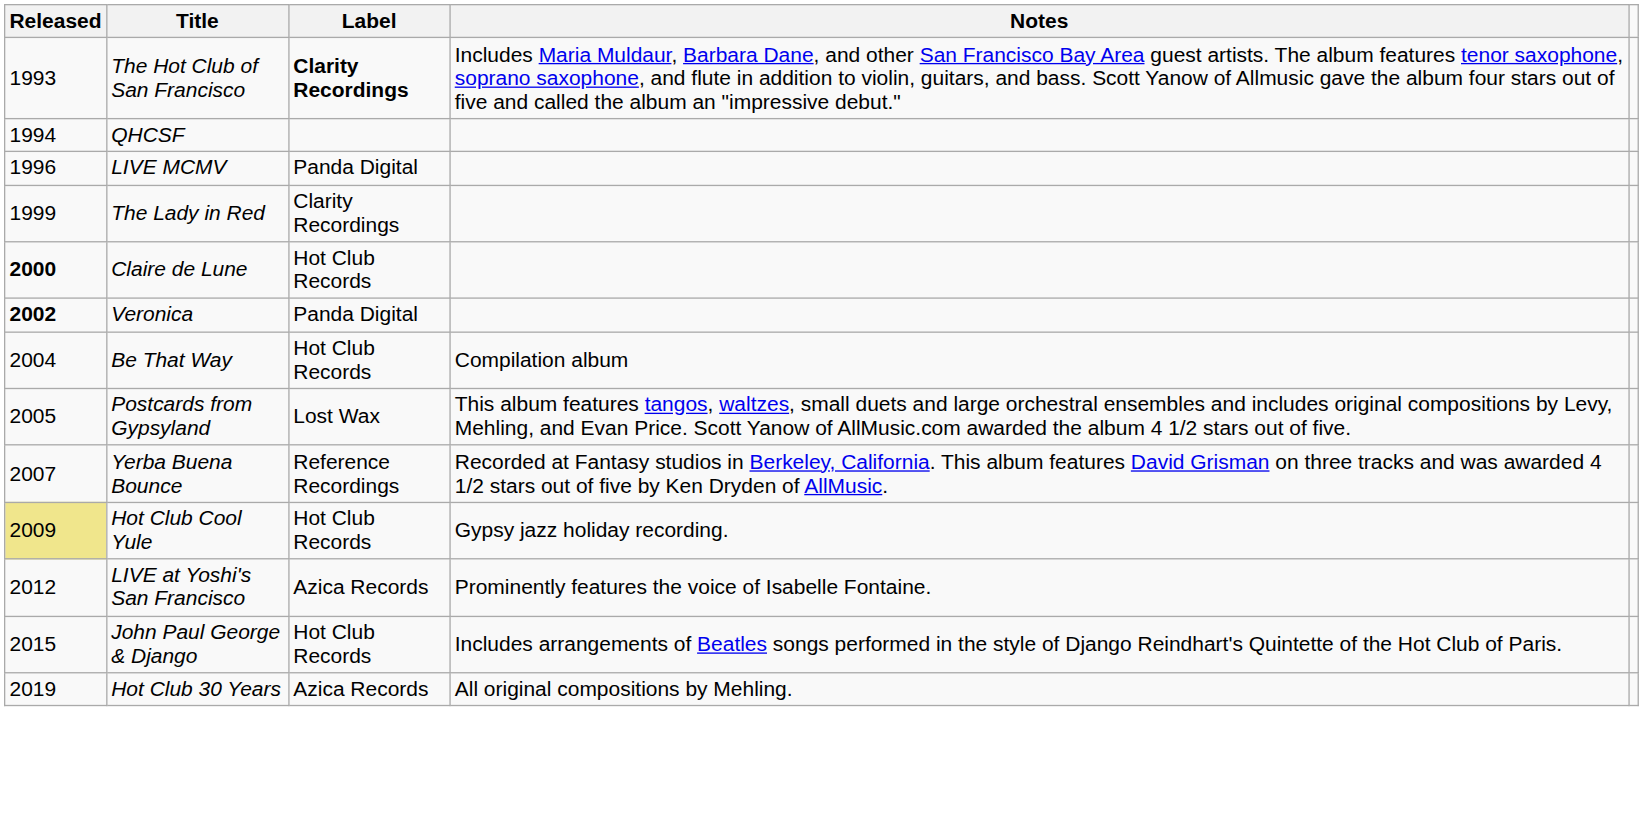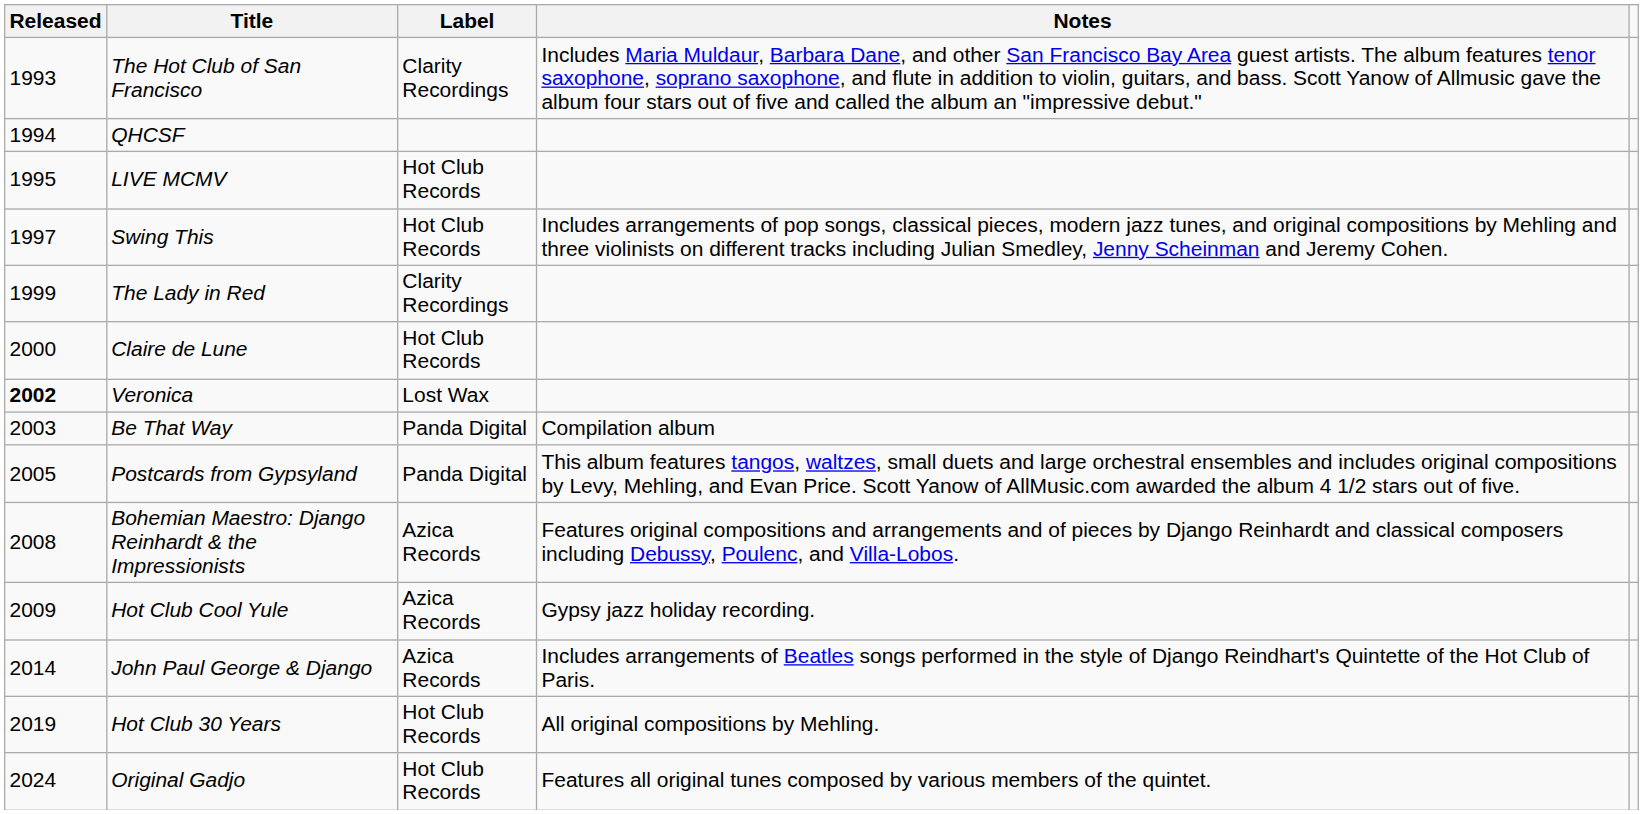(351, 77) bold -> (455, 77) normal
(33, 168) 1996 -> (33, 179) 1995
(356, 168) Panda Digital -> (443, 179) Hot Club Records
+ row: (162, 236)
(33, 269) bold -> (33, 350) normal
(356, 314) Panda Digital -> (446, 395) Lost Wax
(33, 359) 2004 -> (33, 428) 2003
(334, 359) Hot Club Records -> (465, 428) Panda Digital
(337, 416) Lost Wax -> (465, 473) Panda Digital
- row: (172, 473)
+ row: (238, 542)
(33, 530) khaki background -> (33, 610) no background
(334, 530) Hot Club Records -> (441, 610) Azica Records
- row: (181, 587)
(33, 644) 2015 -> (33, 667) 2014
(334, 644) Hot Club Records -> (441, 667) Azica Records
(361, 689) Azica Records -> (443, 724) Hot Club Records
+ row: (178, 781)
